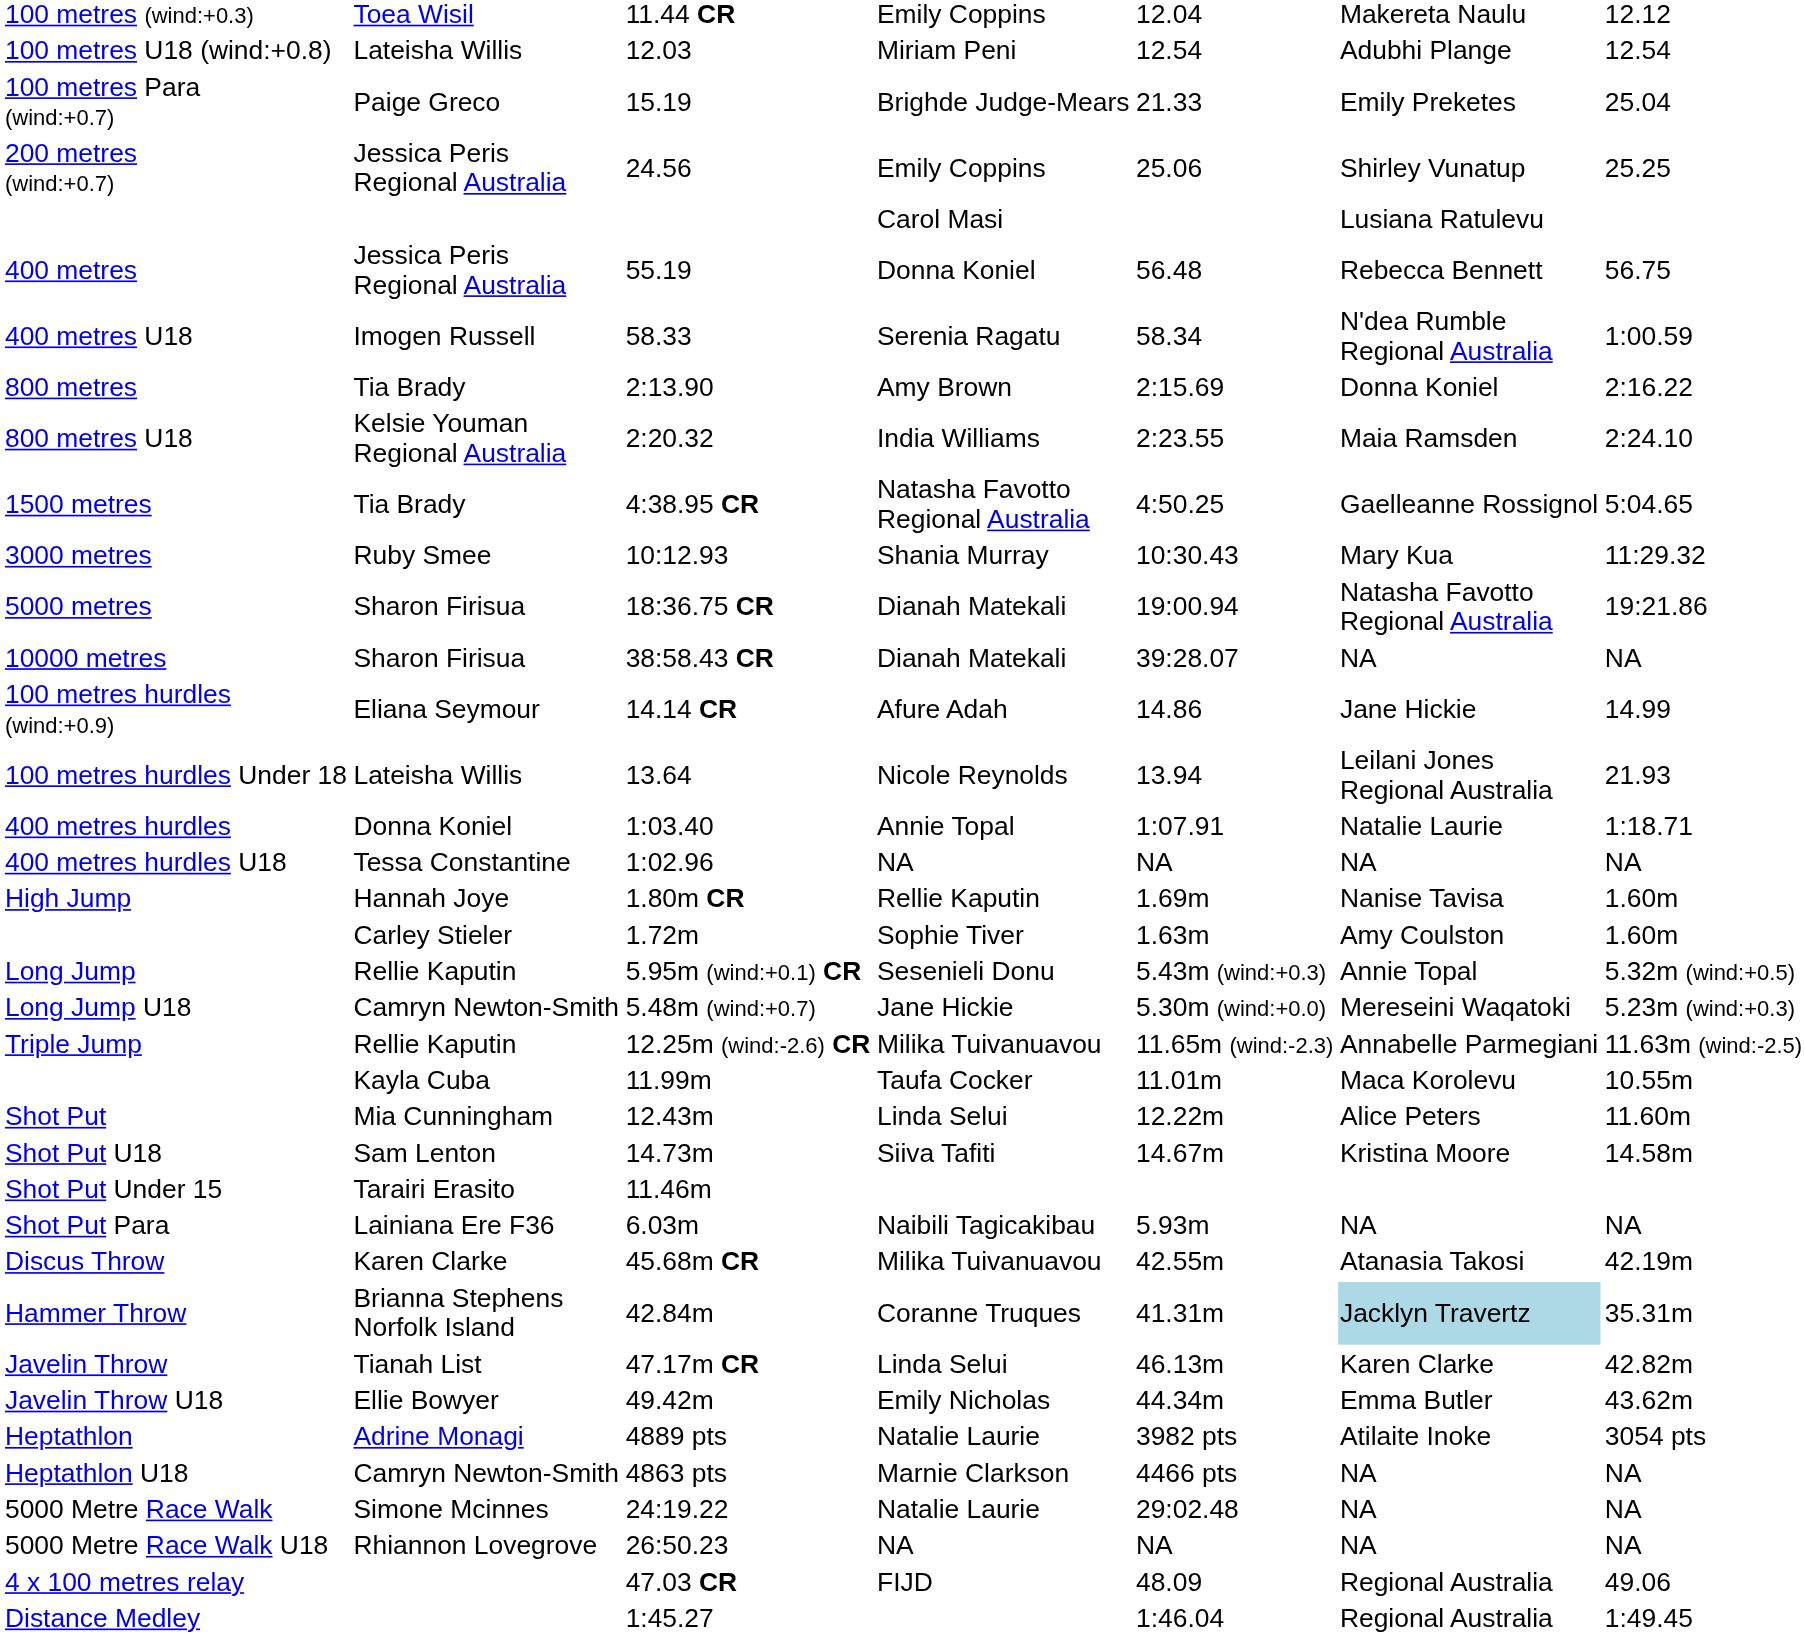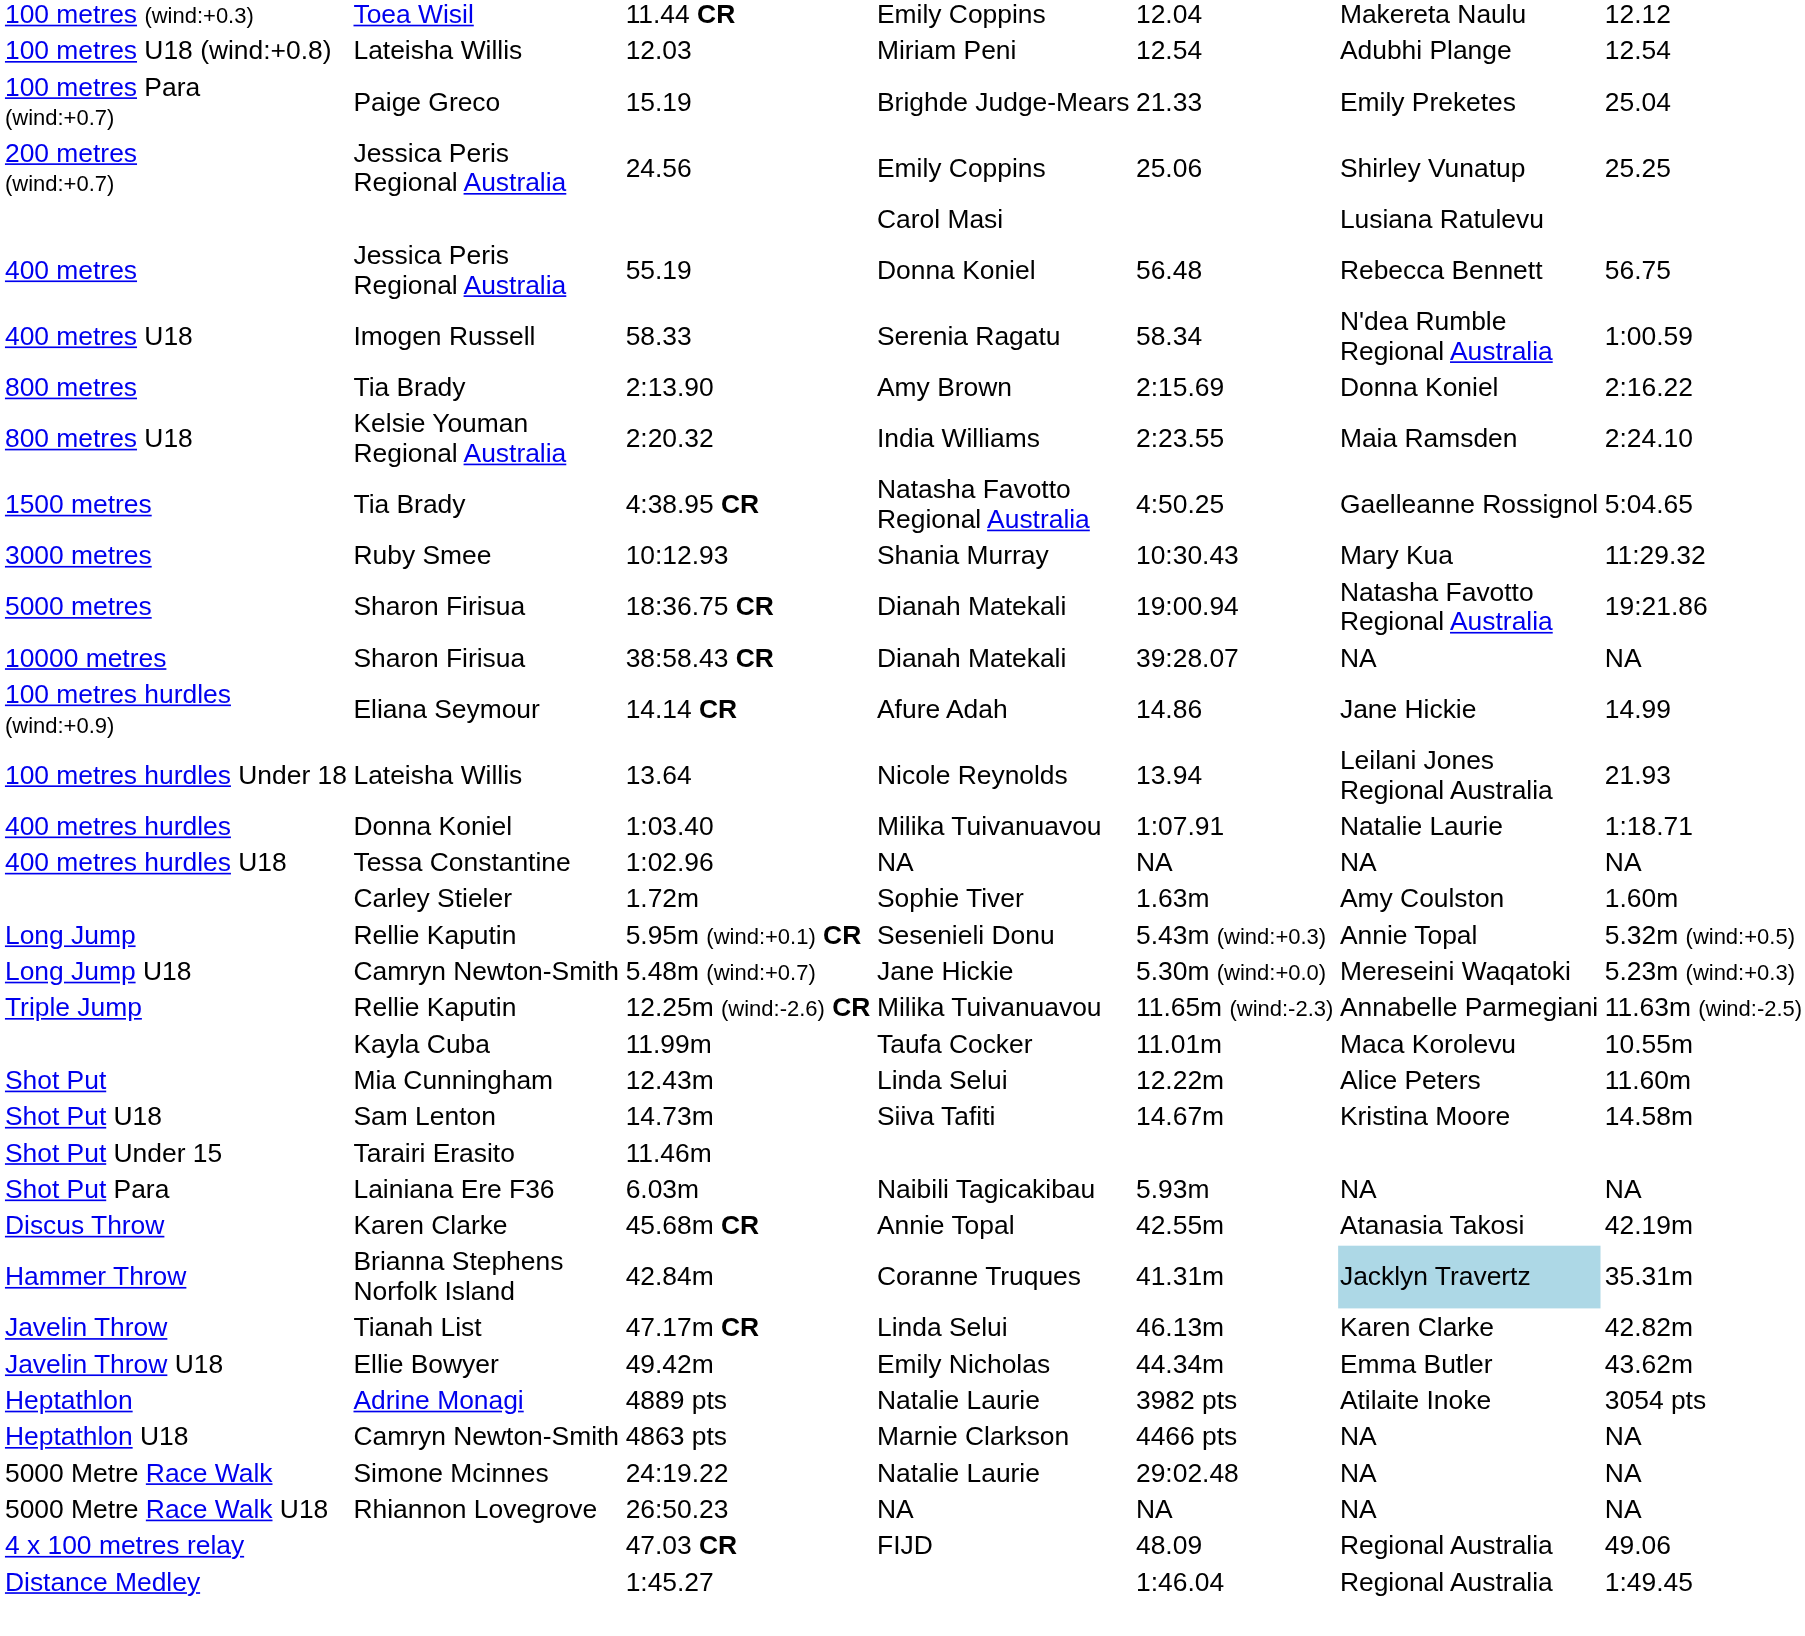(946, 826) Annie Topal -> (989, 826) Milika Tuivanuavou
- row: (68, 898)
(989, 1261) Milika Tuivanuavou -> (946, 1225) Annie Topal
